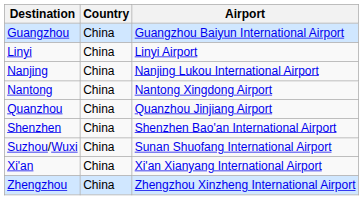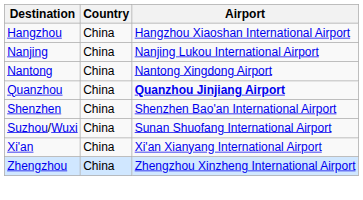- row: (38, 33)
+ row: (34, 33)
- row: (19, 52)
(203, 109) normal -> (210, 90) bold
